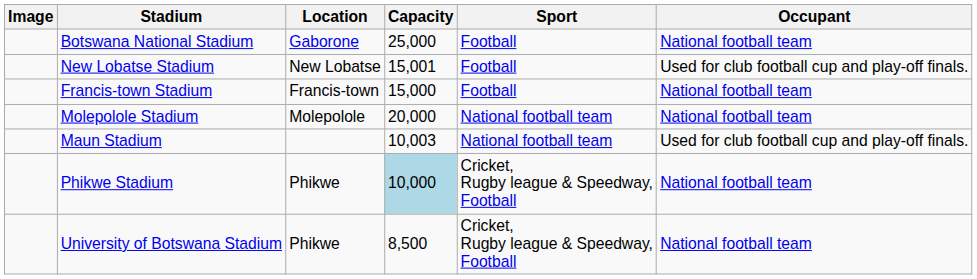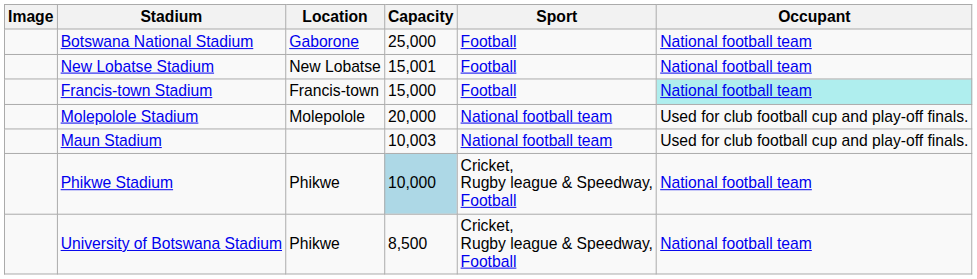(814, 66) Used for club football cup and play-off finals. -> (736, 66) National football team
(736, 91) no background -> (736, 91) paleturquoise background
(736, 116) National football team -> (814, 116) Used for club football cup and play-off finals.
